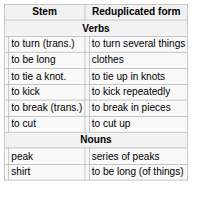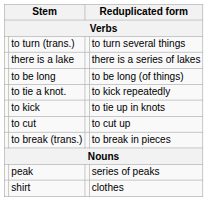+ row: (43, 60)
(108, 60) clothes -> (138, 76) to be long (of things)
(128, 76) to tie up in knots -> (131, 92) to kick repeatedly
(131, 92) to kick repeatedly -> (128, 108) to tie up in knots
rows swapped: (24, 124) <-> (47, 108)
(138, 172) to be long (of things) -> (108, 188) clothes
